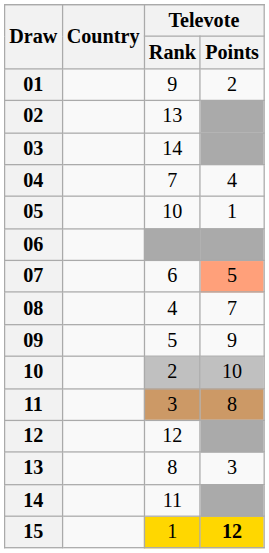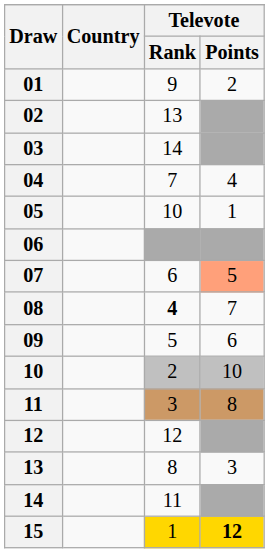(172, 308) normal -> (172, 308) bold
(232, 340) 9 -> (232, 340) 6
